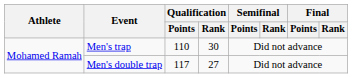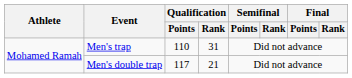(213, 47) 30 -> (213, 47) 31
(213, 64) 27 -> (213, 64) 21
